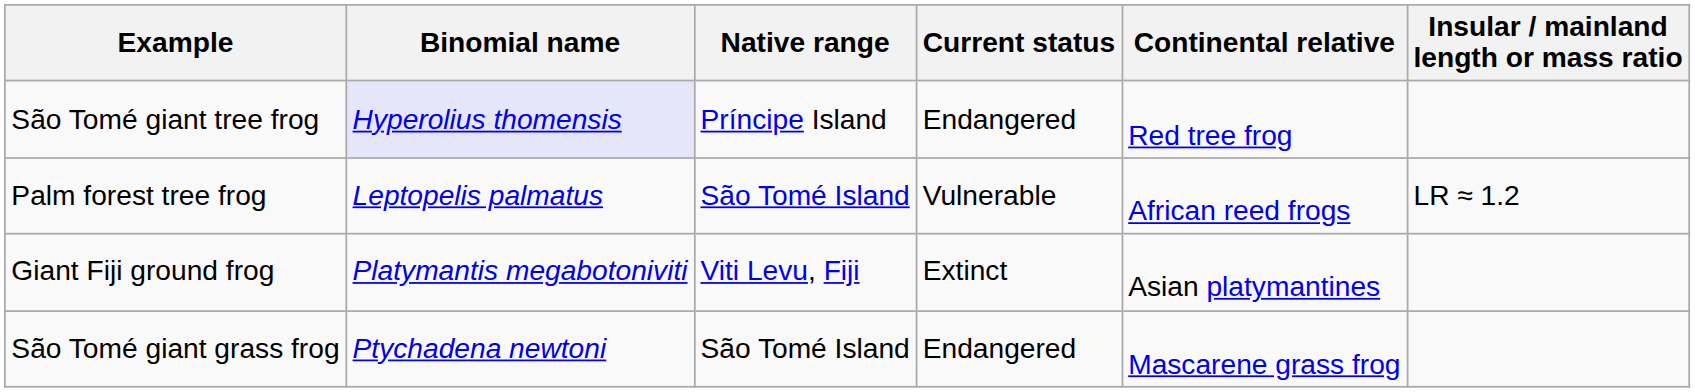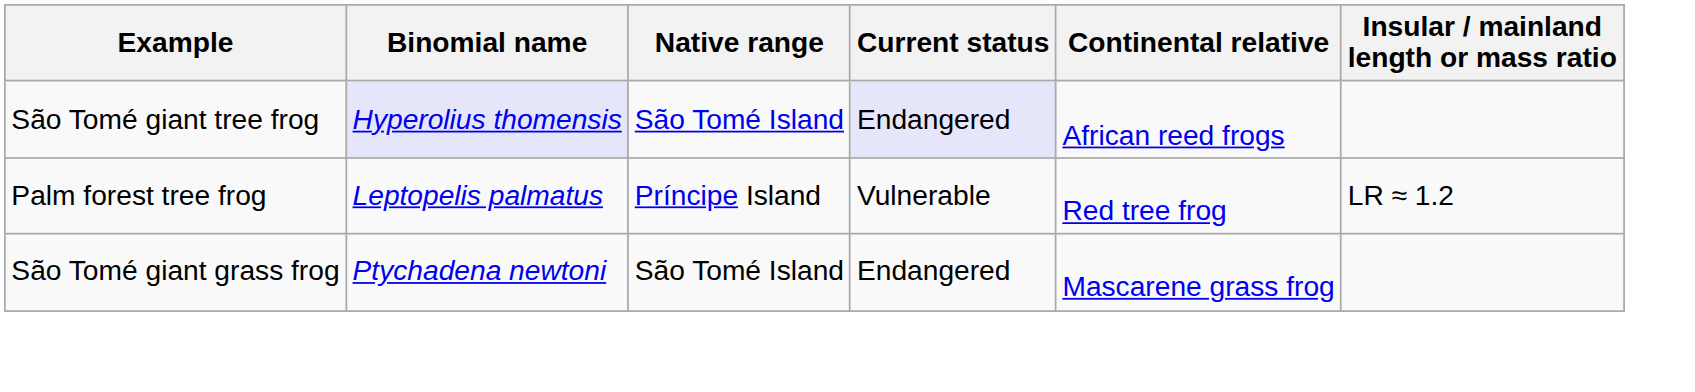(794, 119) Príncipe Island -> (739, 119) São Tomé Island
(999, 119) no background -> (934, 119) lavender background
(1210, 134) Red tree frog -> (1174, 134) African reed frogs
(805, 195) São Tomé Island -> (728, 195) Príncipe Island
(1239, 211) African reed frogs -> (1145, 211) Red tree frog
- row: (143, 271)
